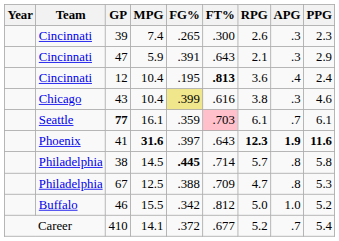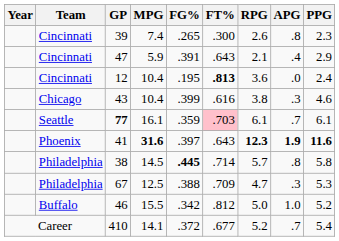(296, 36) .3 -> (296, 36) .8
(296, 57) .3 -> (296, 57) .4
(296, 78) .4 -> (296, 78) .0
(189, 99) khaki background -> (189, 99) no background
(296, 183) .8 -> (296, 183) .3
